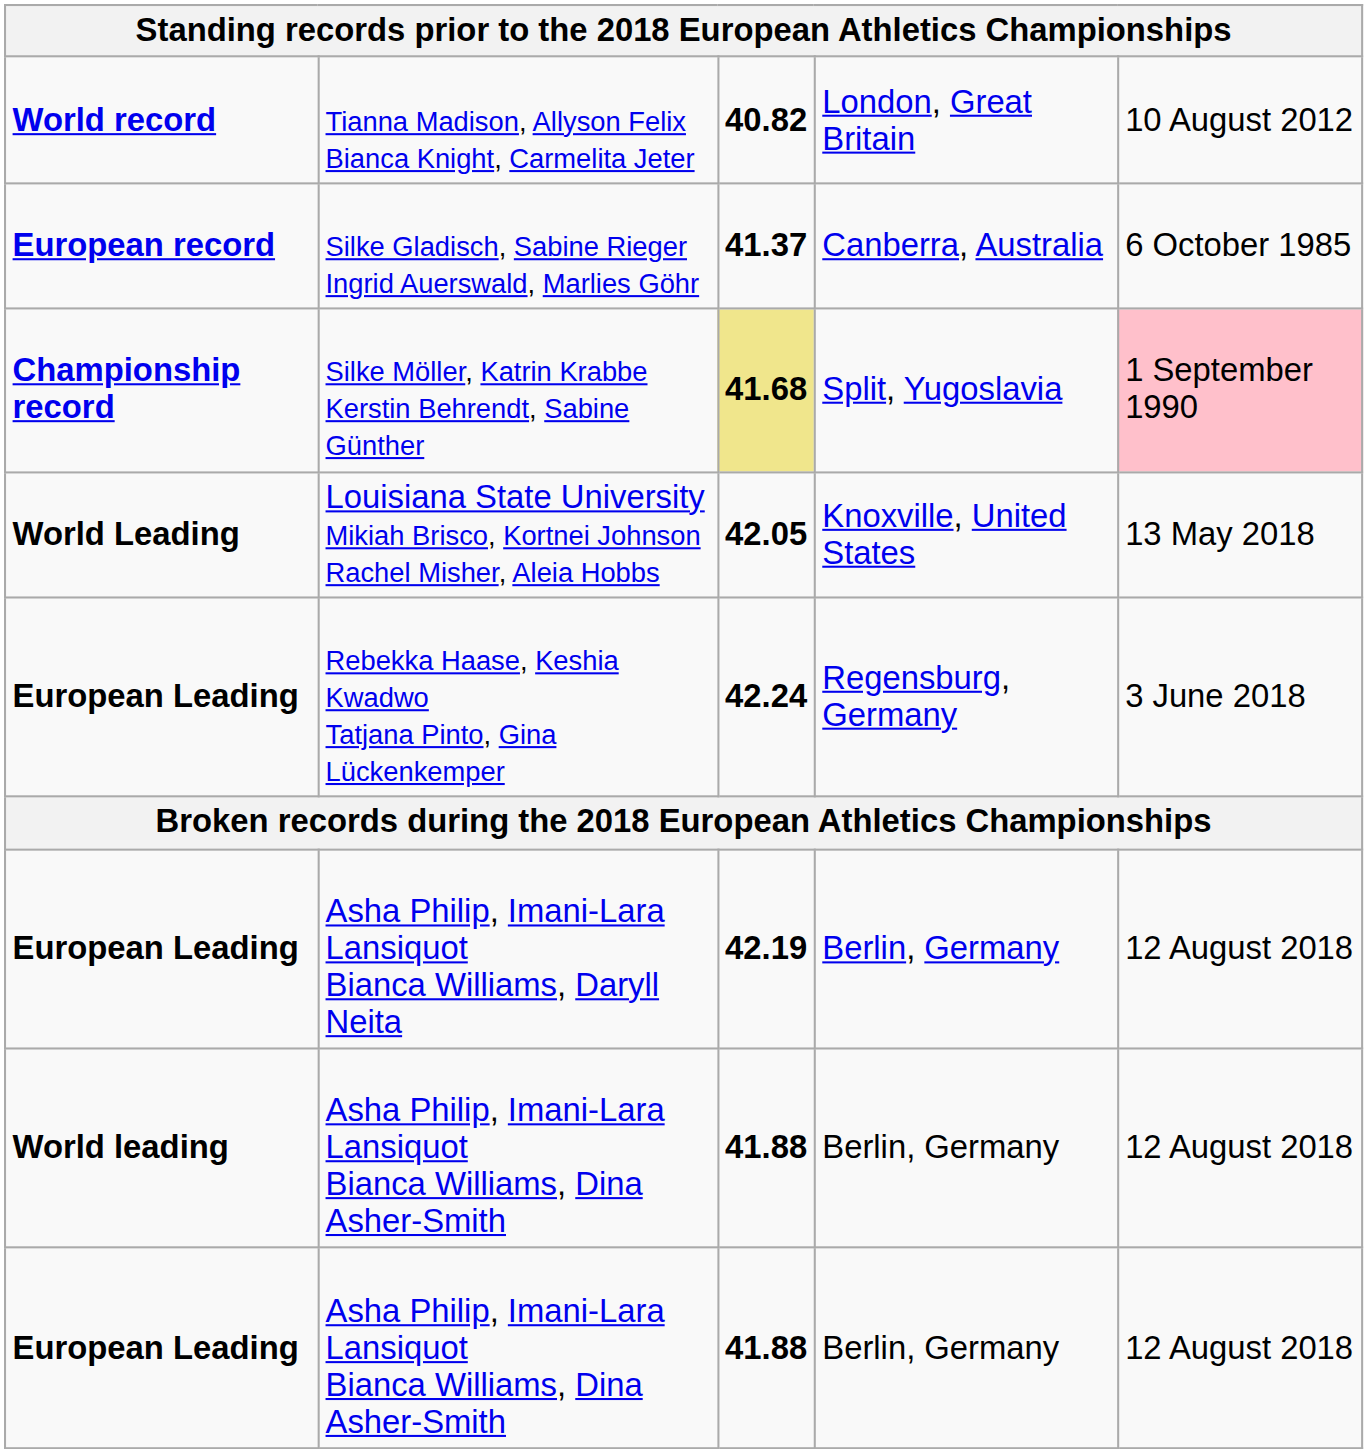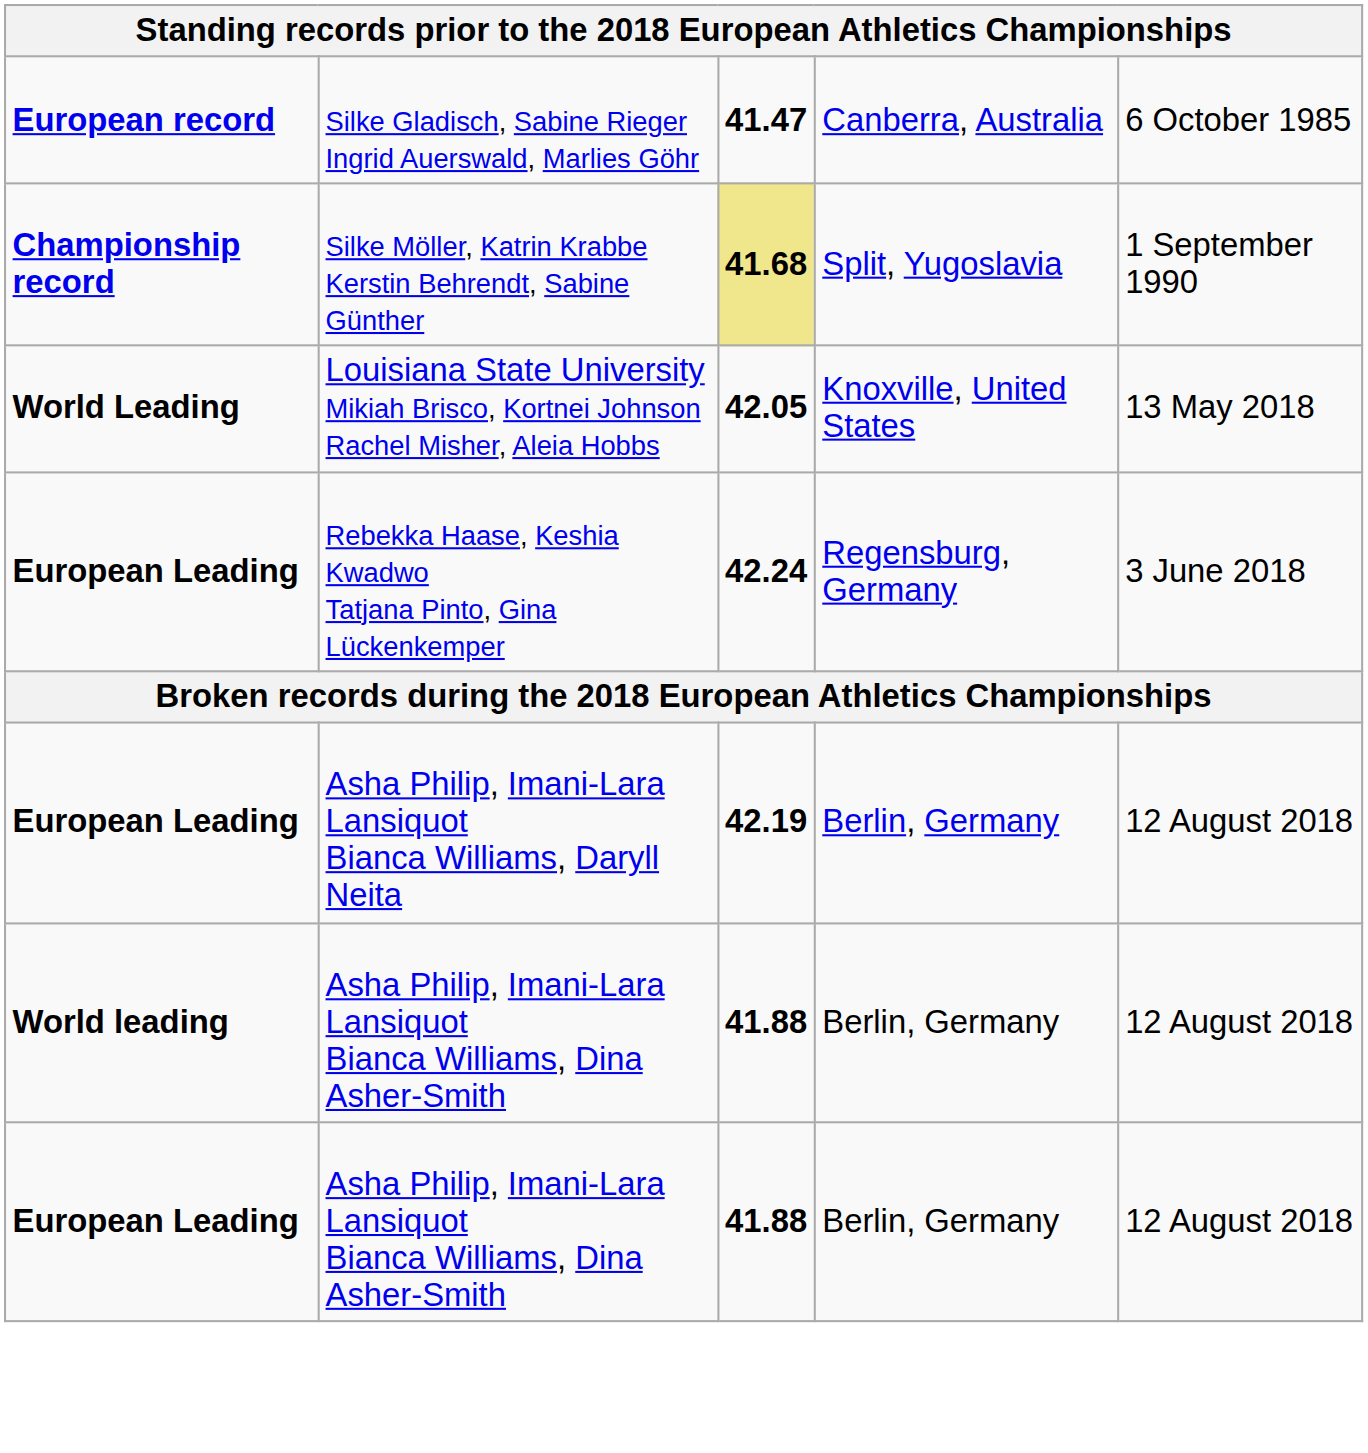- row: (114, 119)
(766, 245) 41.37 -> (766, 119) 41.47
(1219, 389) pink background -> (1219, 263) no background
